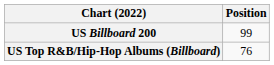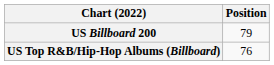(246, 32) 99 -> (246, 32) 79
